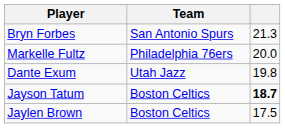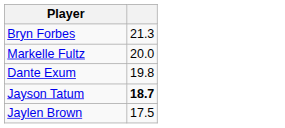- column: (189, 14)
